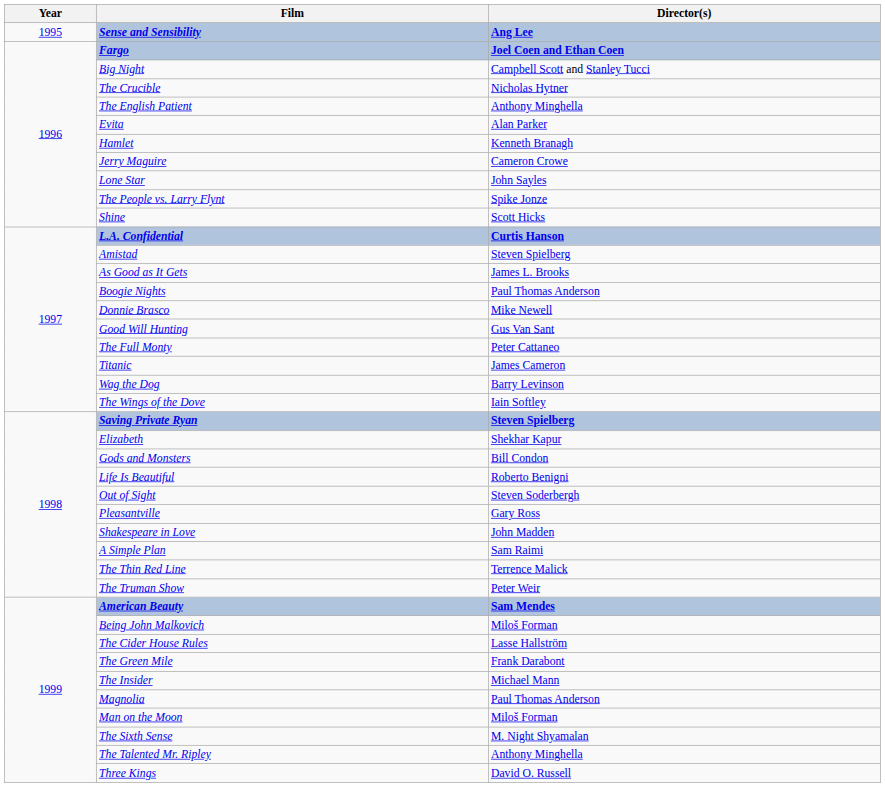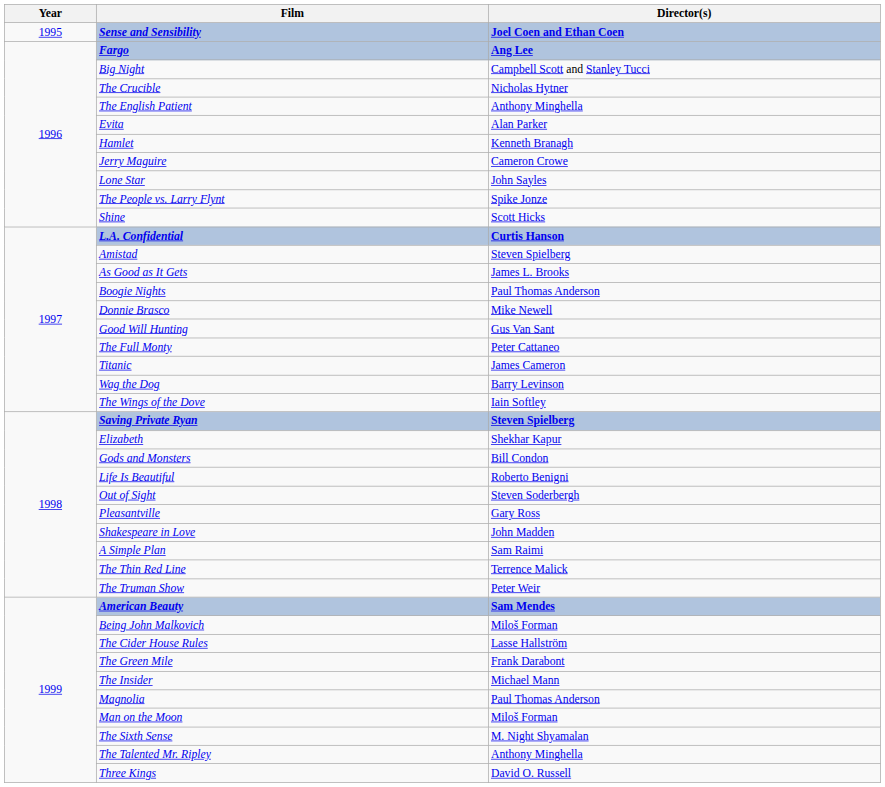(512, 32) Ang Lee -> (557, 32) Joel Coen and Ethan Coen
(557, 50) Joel Coen and Ethan Coen -> (512, 50) Ang Lee
